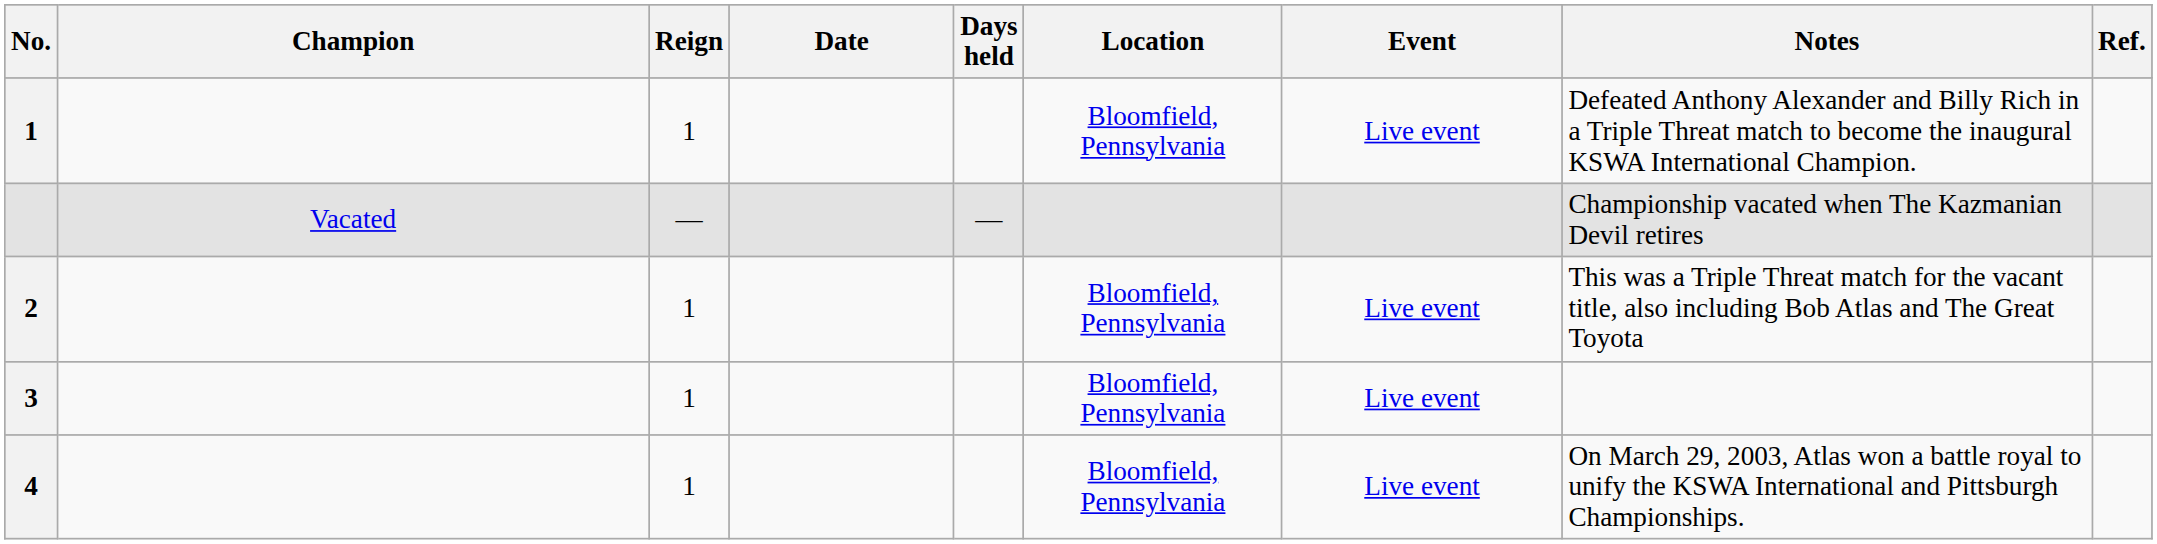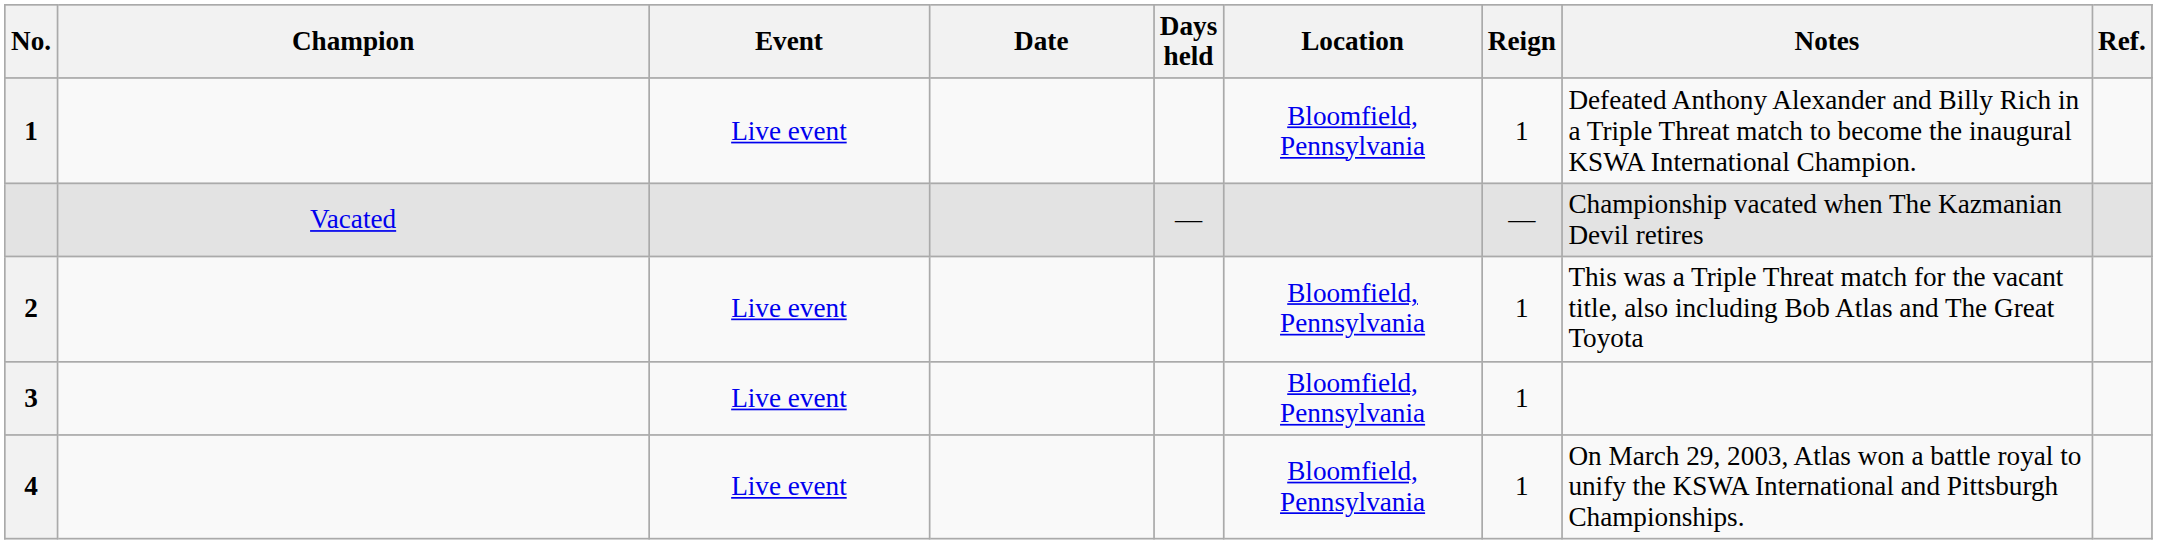columns swapped: (689, 41) <-> (1422, 41)
